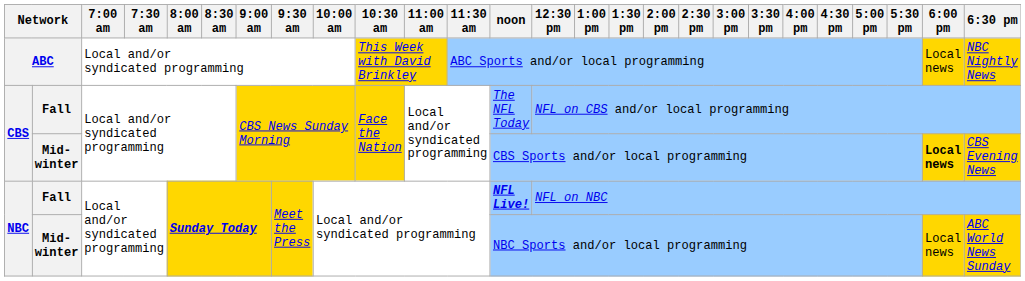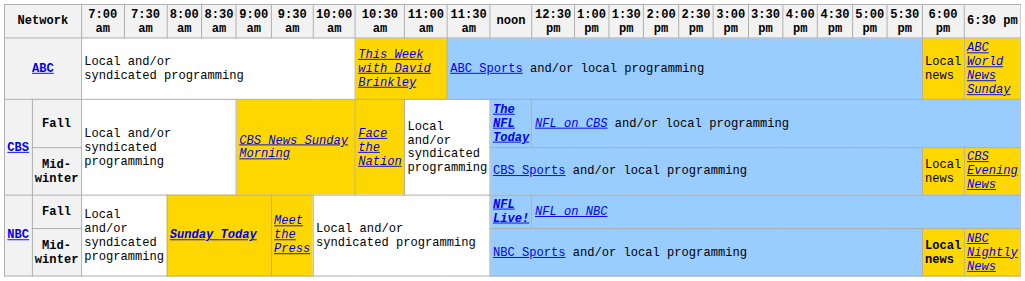(992, 62) NBC Nightly News -> (989, 69) ABC World News Sunday
(511, 110) normal -> (511, 123) bold
(943, 157) bold -> (943, 171) normal
(943, 245) normal -> (943, 252) bold
(989, 245) ABC World News Sunday -> (992, 252) NBC Nightly News
